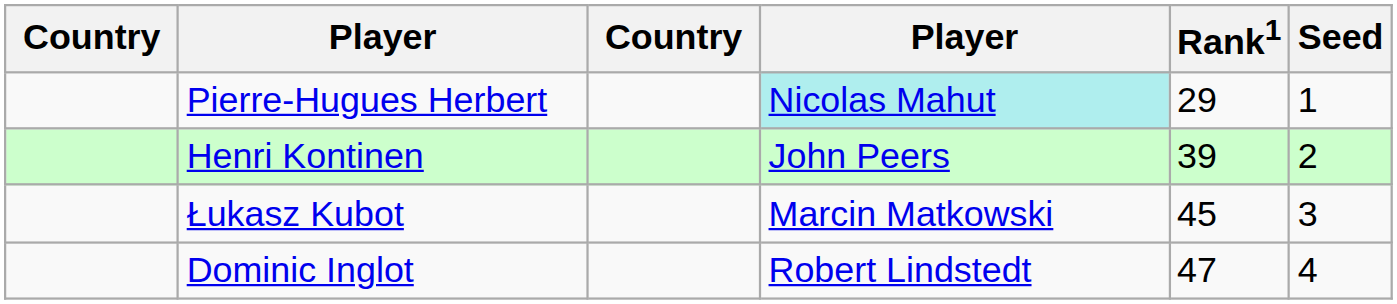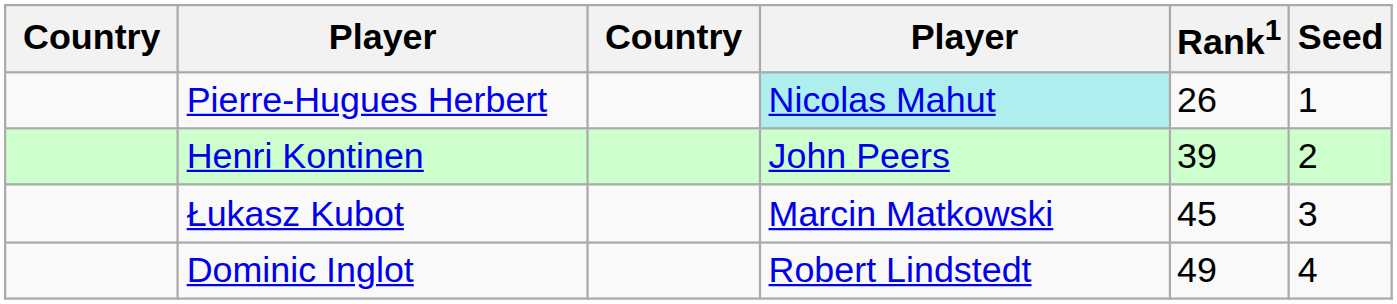(1197, 99) 29 -> (1197, 99) 26
(1197, 269) 47 -> (1197, 269) 49
